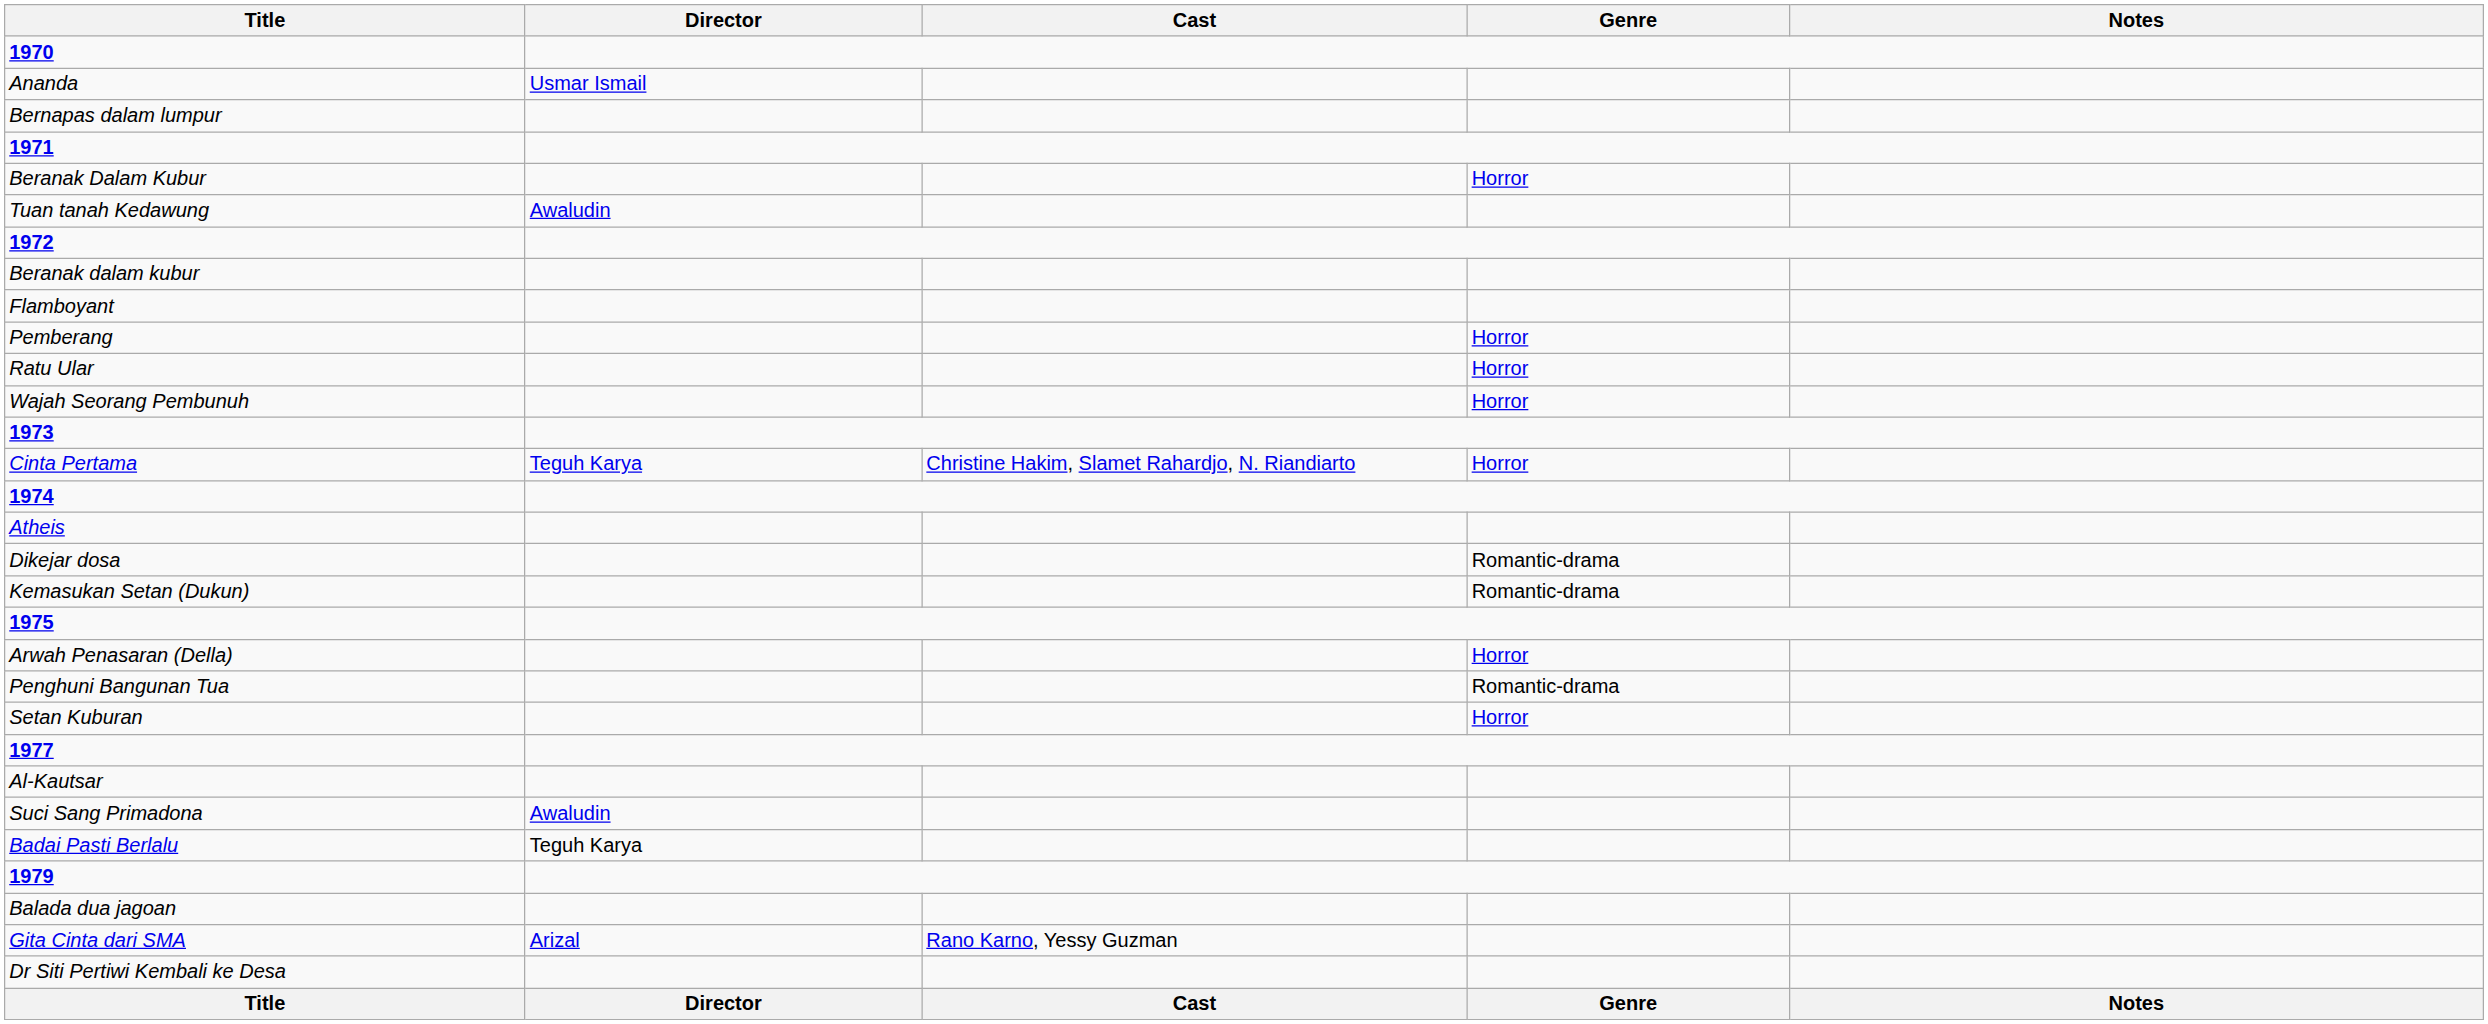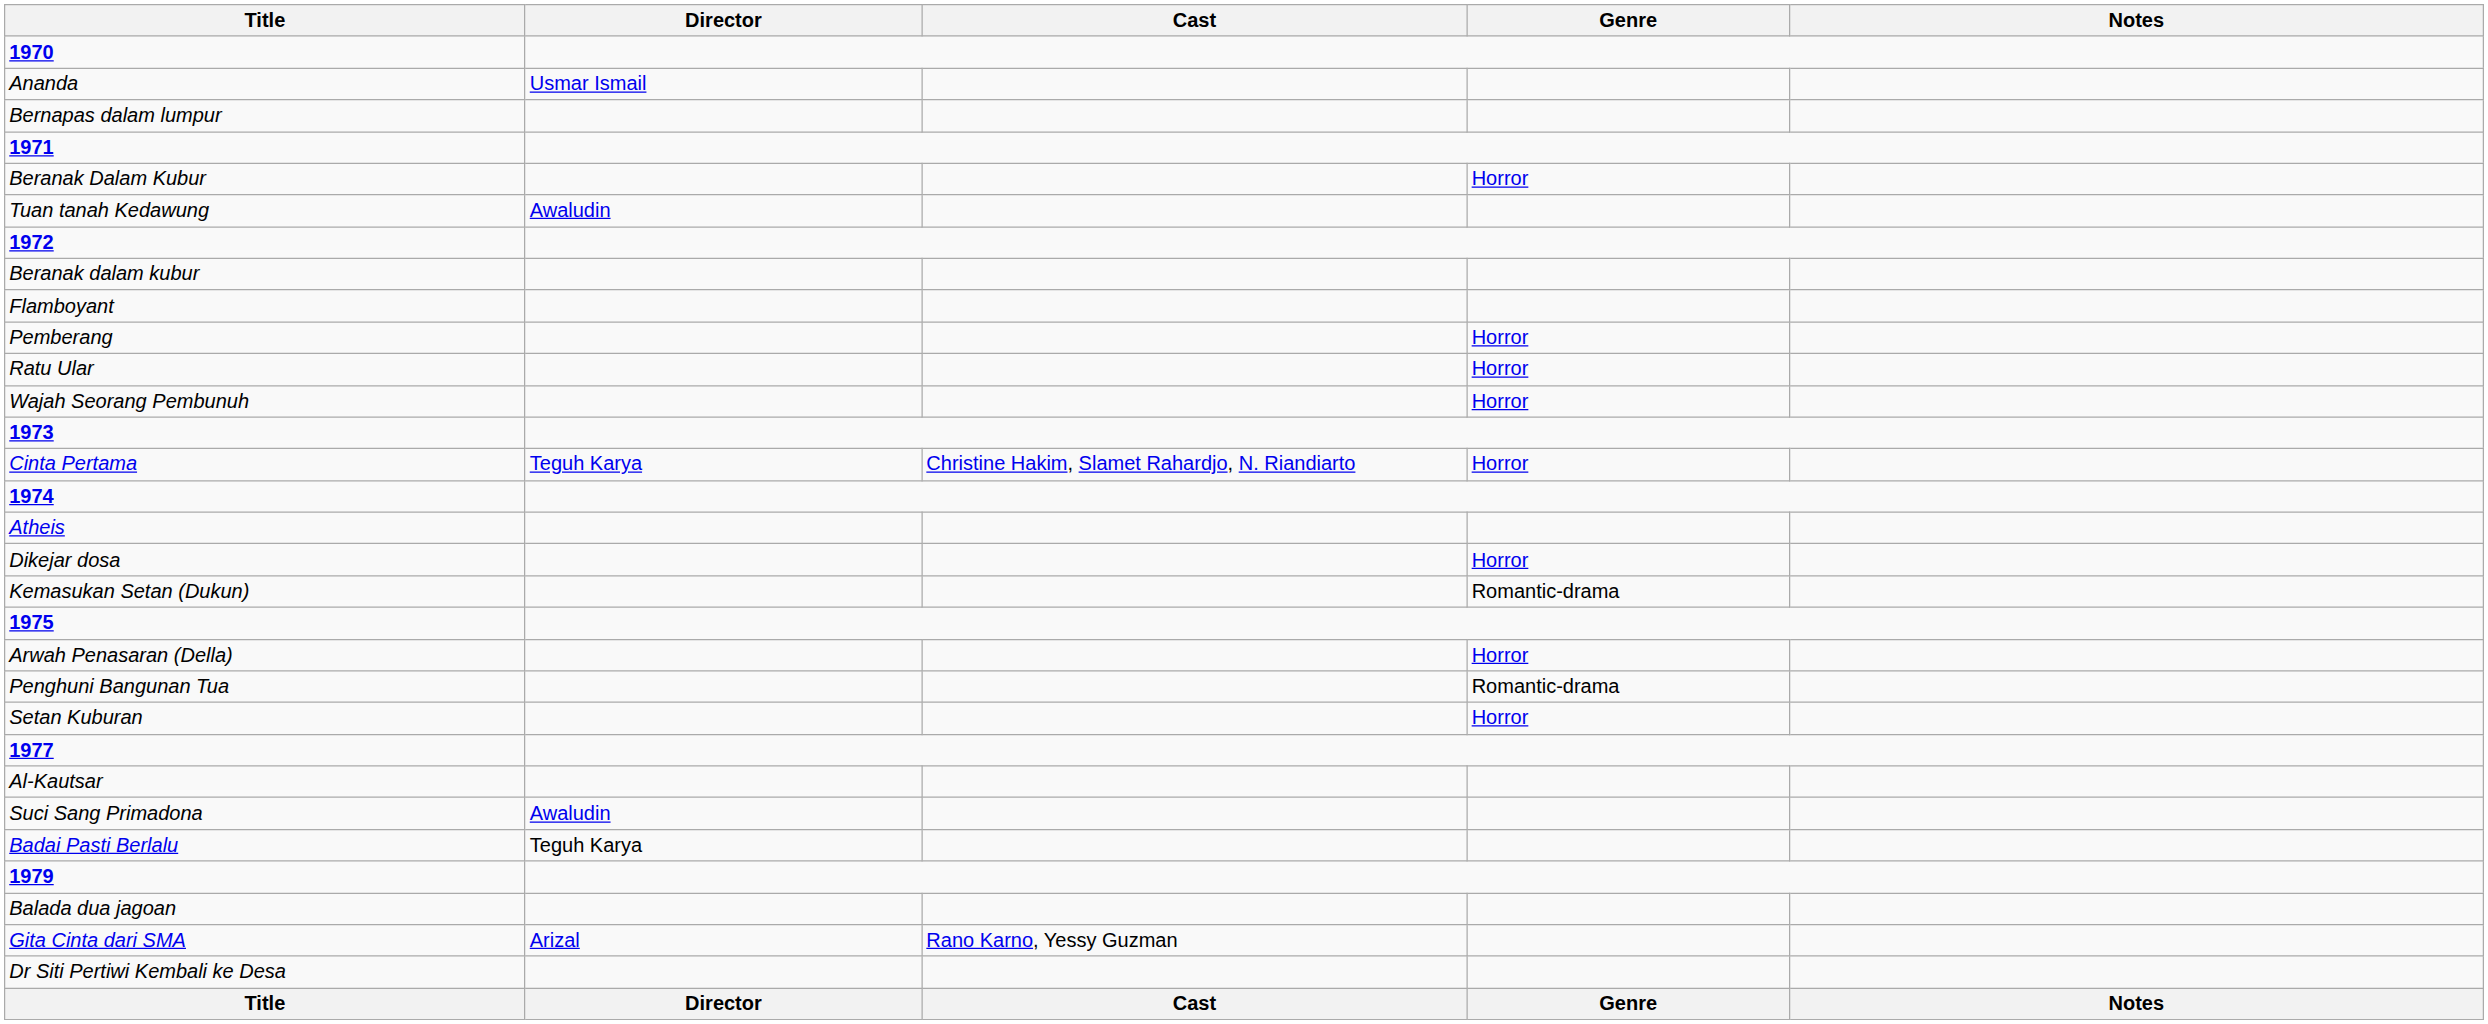(1546, 559) Romantic-drama -> (1500, 559) Horror
